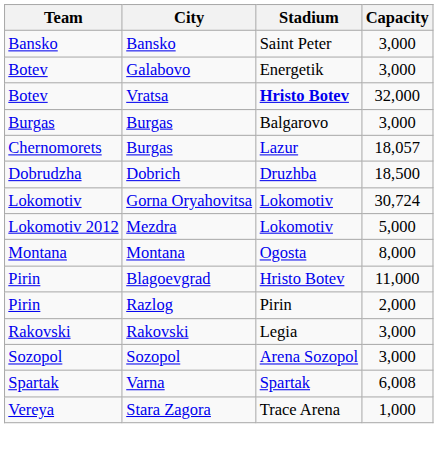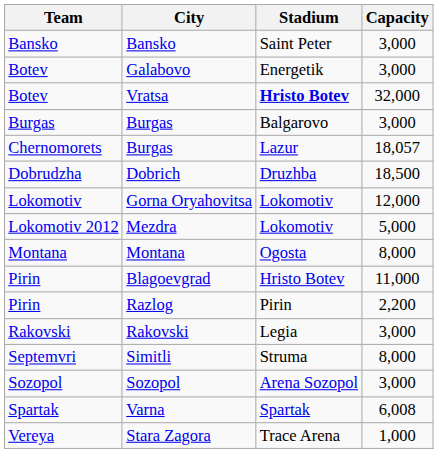(397, 200) 30,724 -> (397, 200) 12,000
(397, 305) 2,000 -> (397, 305) 2,200
+ row: (42, 357)
